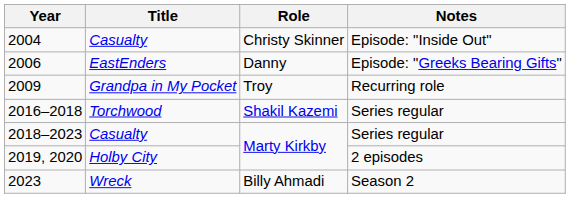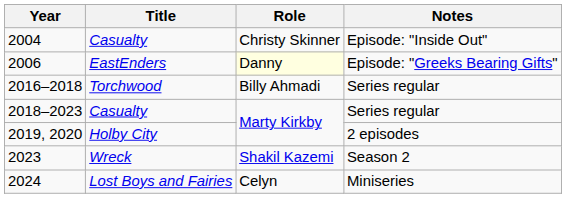(265, 63) no background -> (261, 63) lightyellow background
- row: (24, 87)
(290, 110) Shakil Kazemi -> (280, 87) Billy Ahmadi
(284, 181) Billy Ahmadi -> (286, 157) Shakil Kazemi
+ row: (24, 181)
